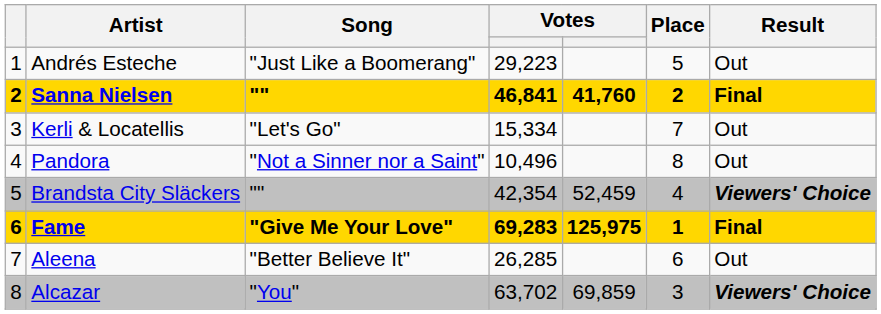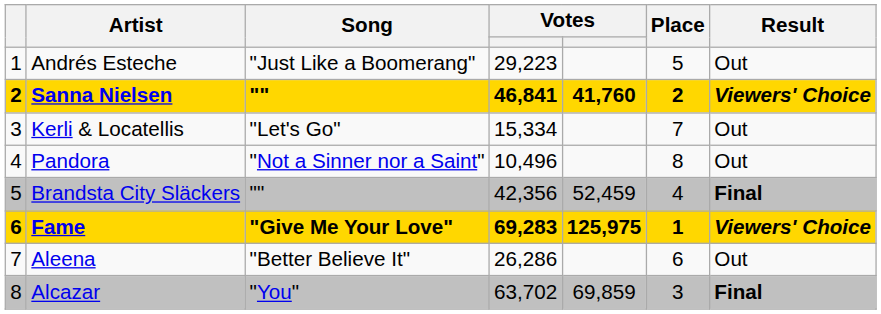(738, 95) Final -> (793, 95) Viewers' Choice
(526, 194) 42,354 -> (526, 194) 42,356
(793, 194) Viewers' Choice -> (738, 194) Final
(738, 226) Final -> (793, 226) Viewers' Choice
(526, 259) 26,285 -> (526, 259) 26,286
(793, 292) Viewers' Choice -> (738, 292) Final
